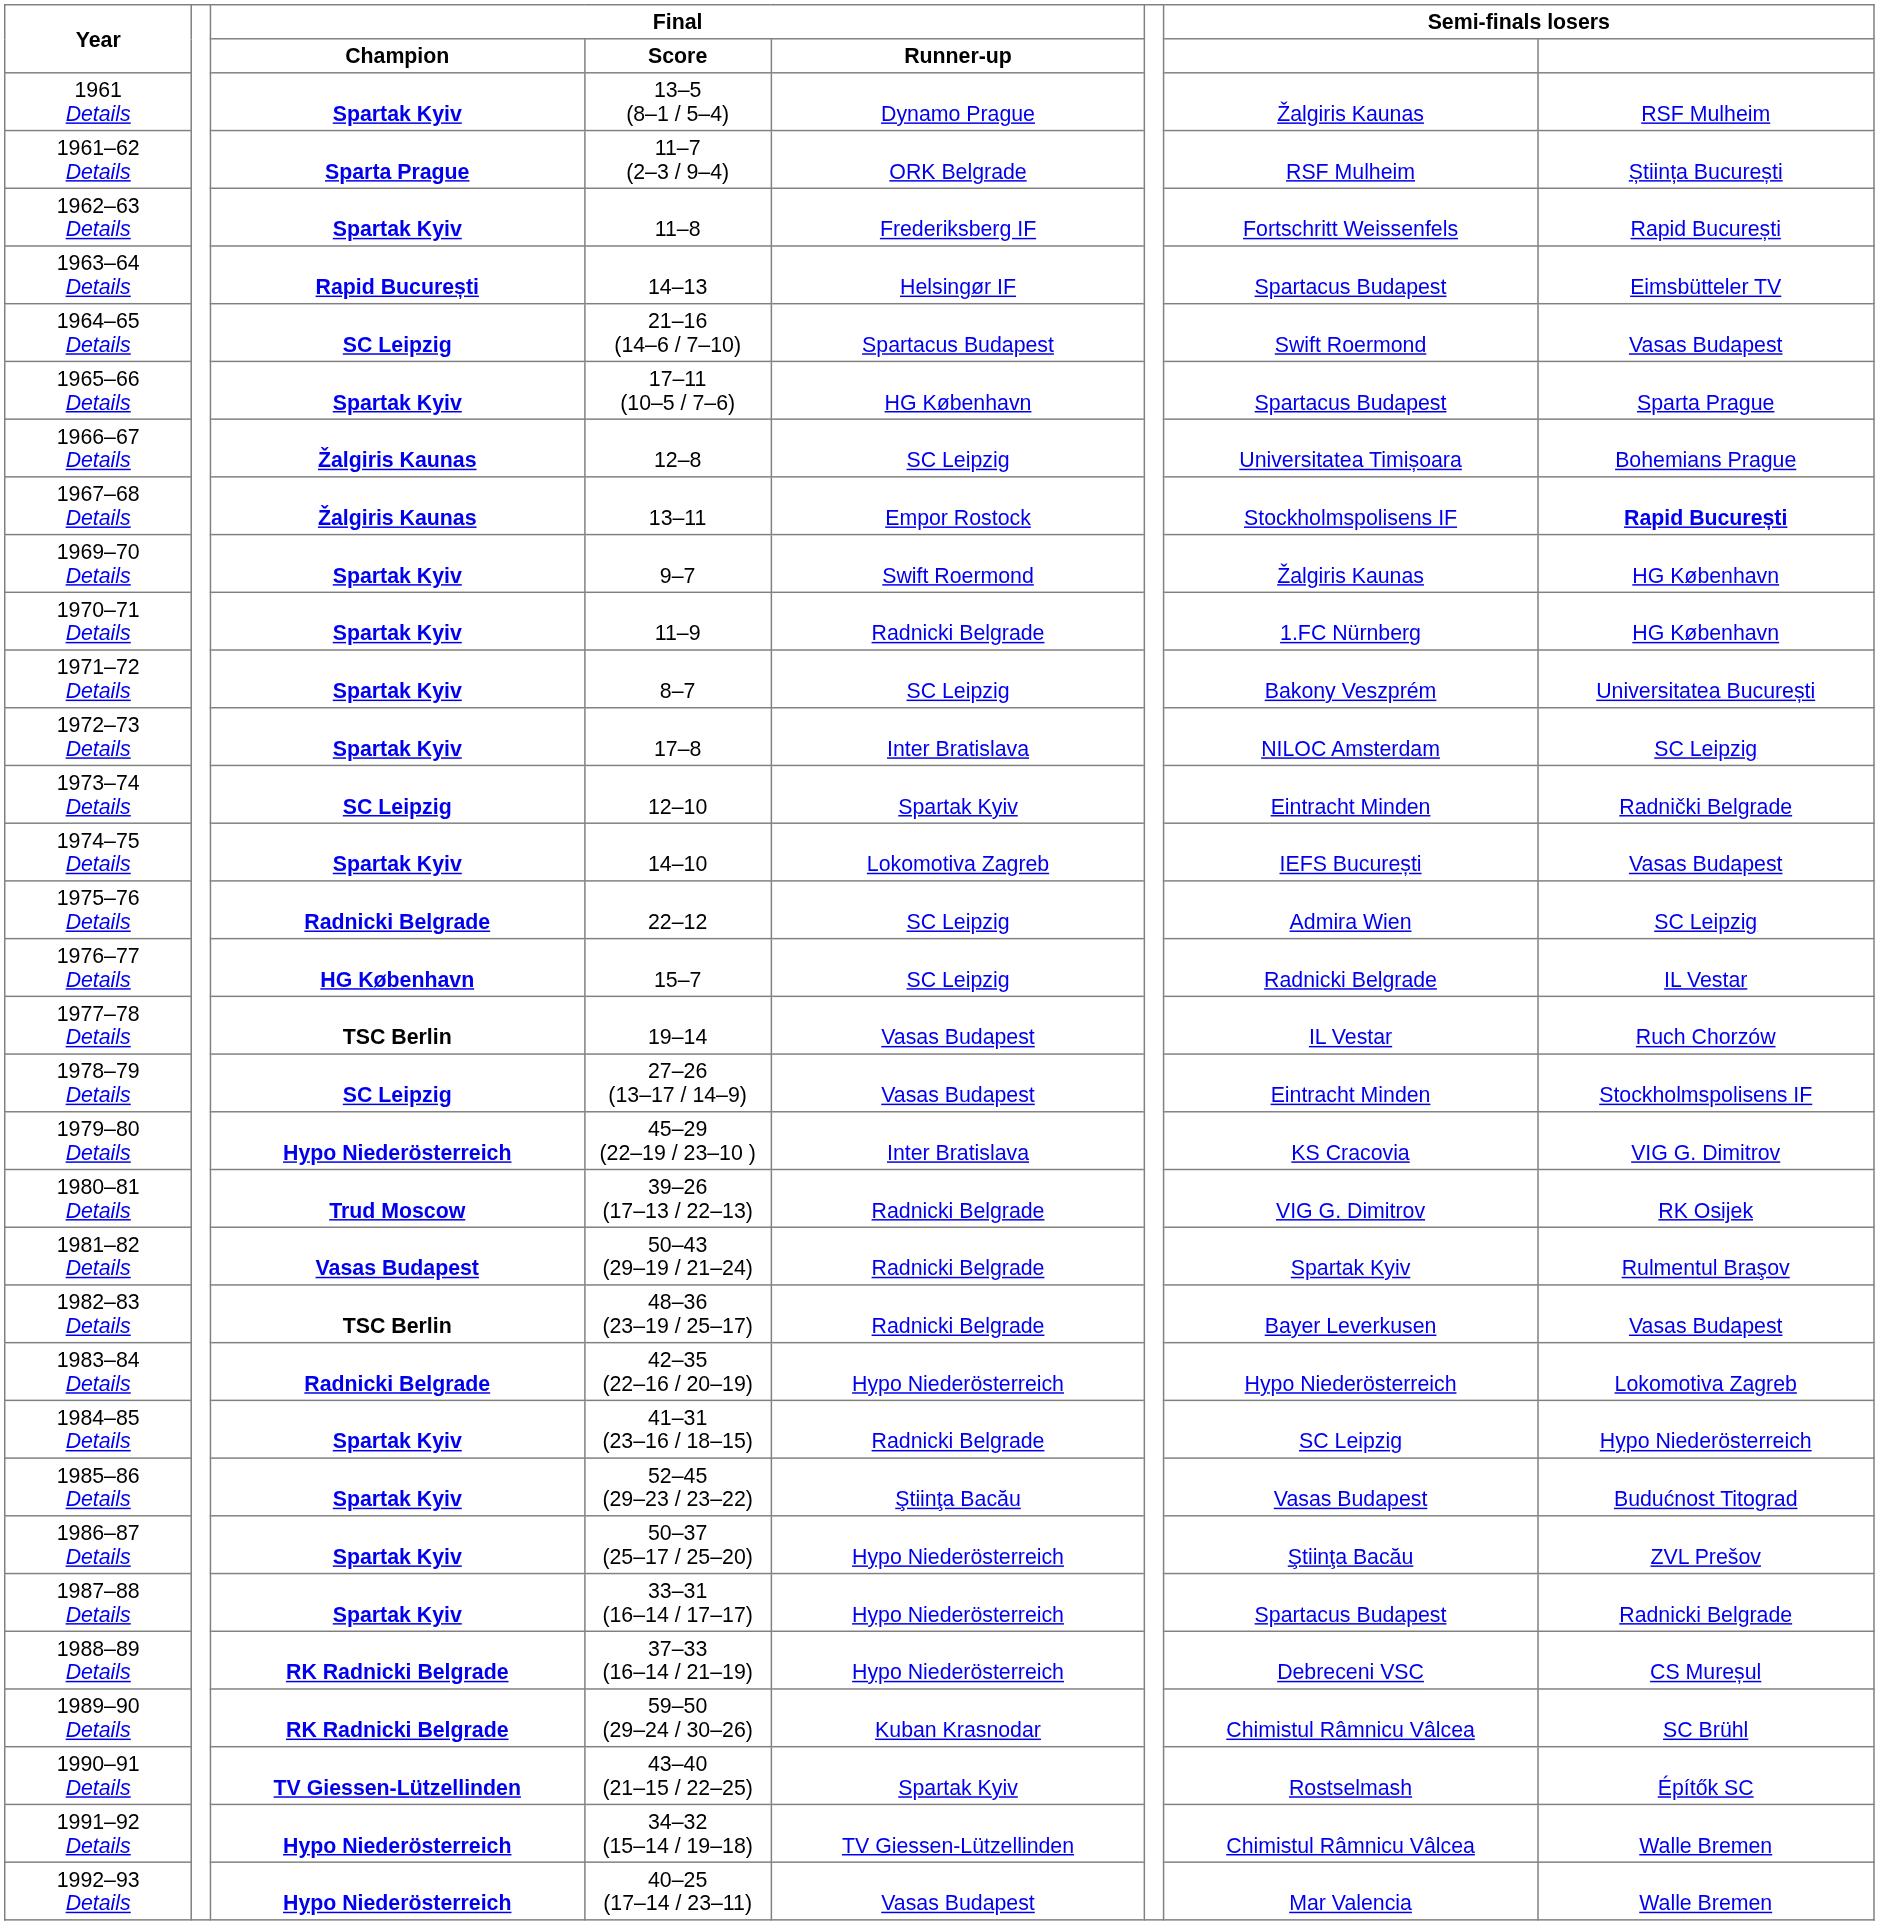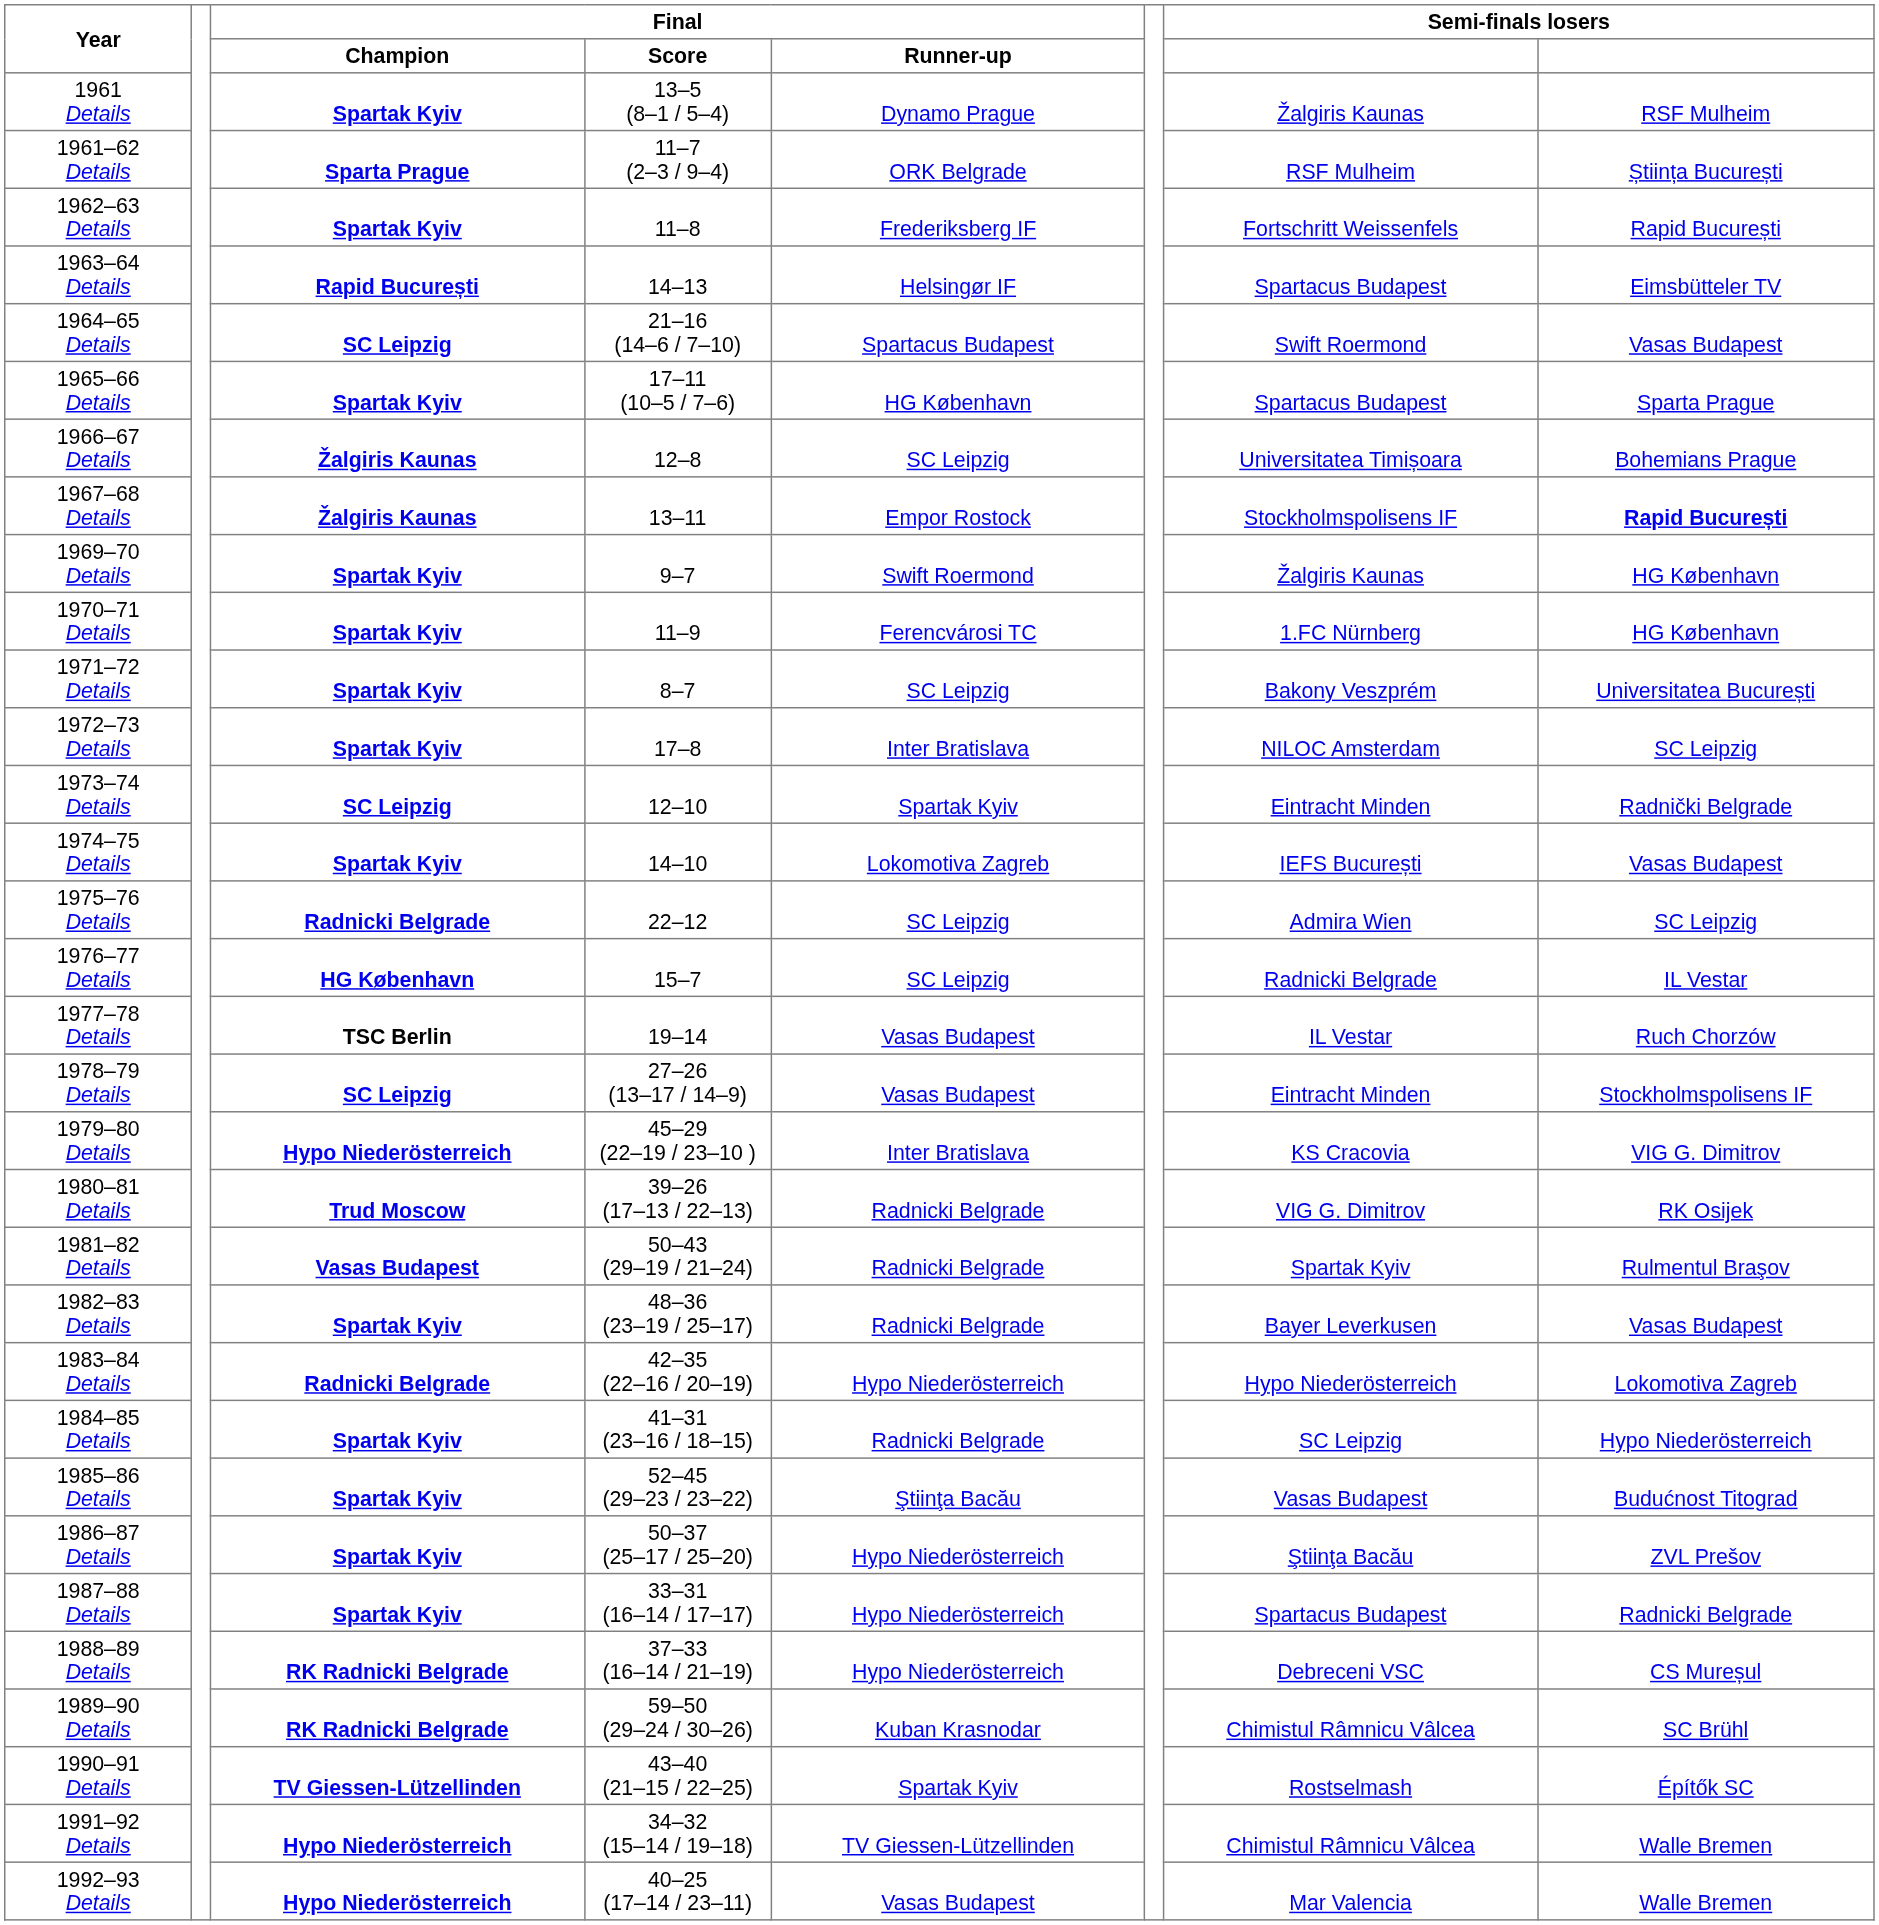(958, 633) Radnicki Belgrade -> (958, 633) Ferencvárosi TC
(397, 1326) TSC Berlin -> (397, 1326) Spartak Kyiv
